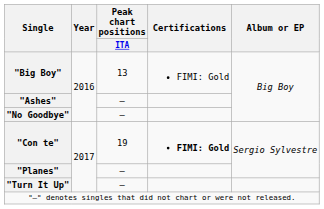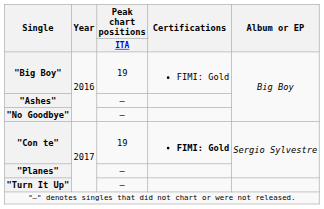(122, 73) 13 -> (122, 73) 19
